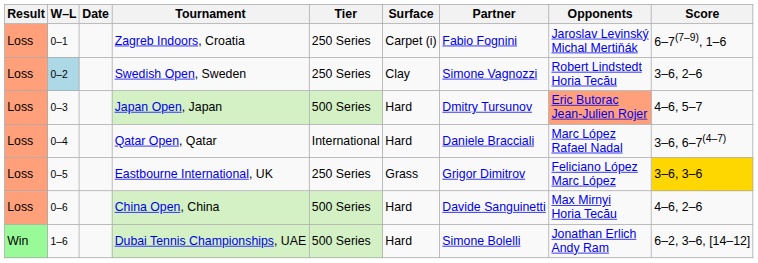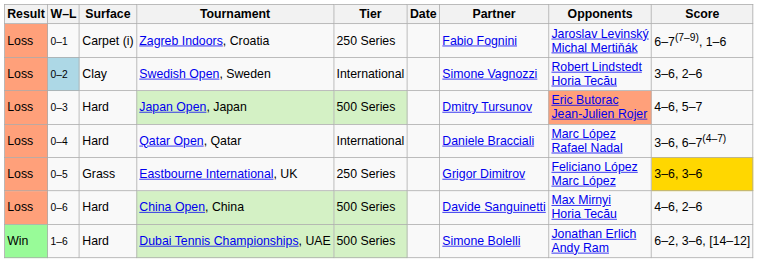columns swapped: (96, 14) <-> (411, 14)
(341, 74) 250 Series -> (370, 74) International
